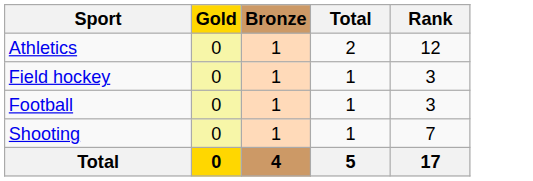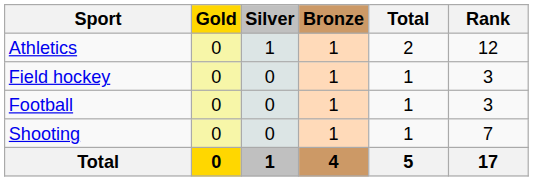+ column: (270, 19)
